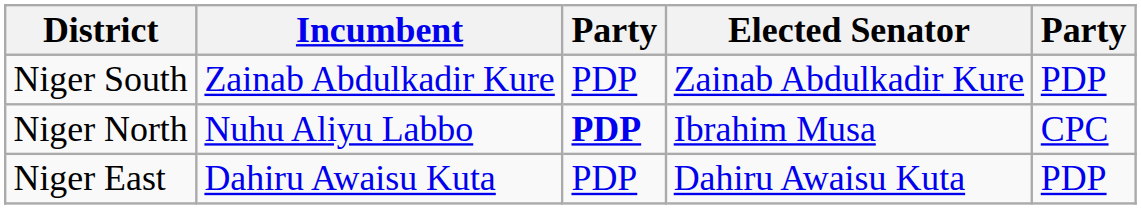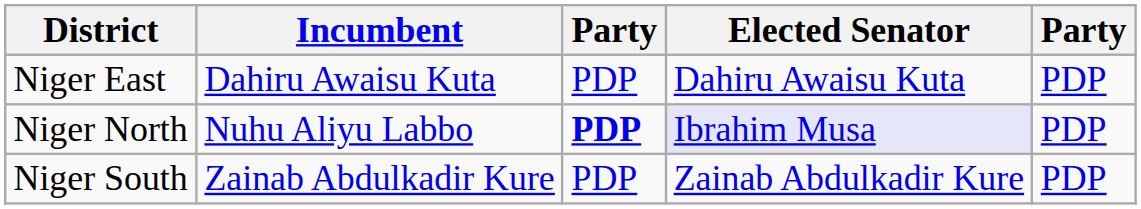rows swapped: (101, 79) <-> (90, 178)
(775, 128) no background -> (775, 128) lavender background
(1075, 128) CPC -> (1074, 128) PDP
